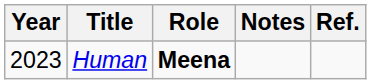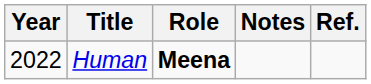(36, 59) 2023 -> (36, 59) 2022
